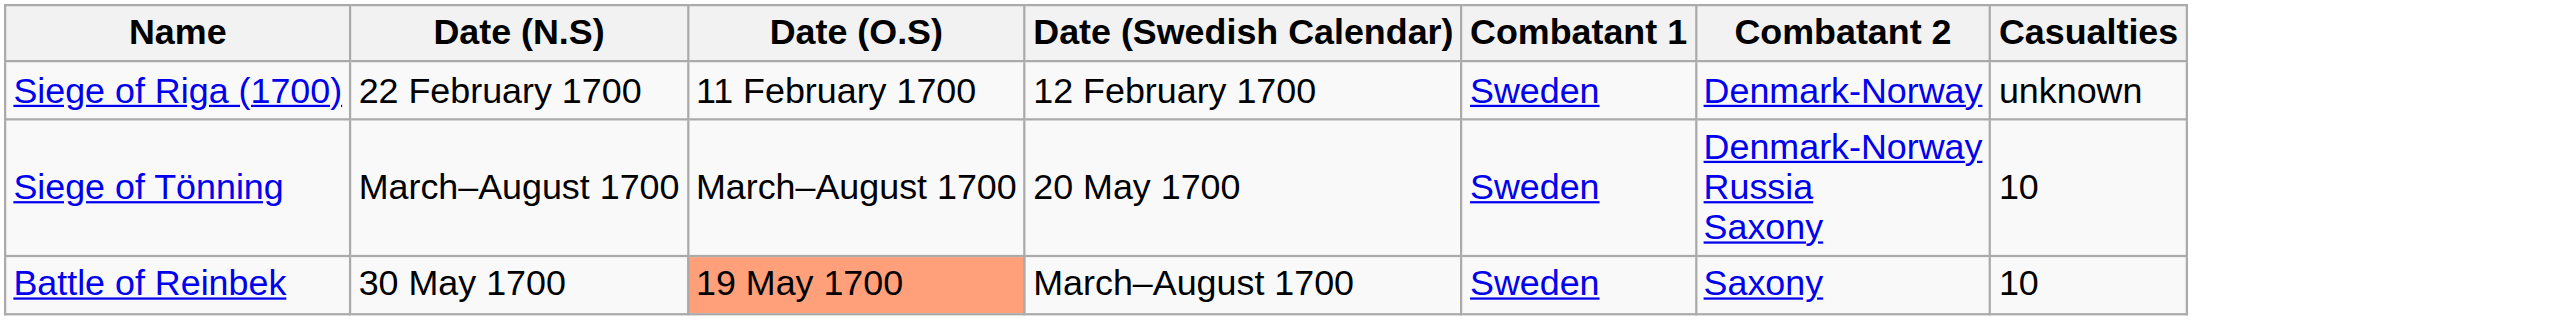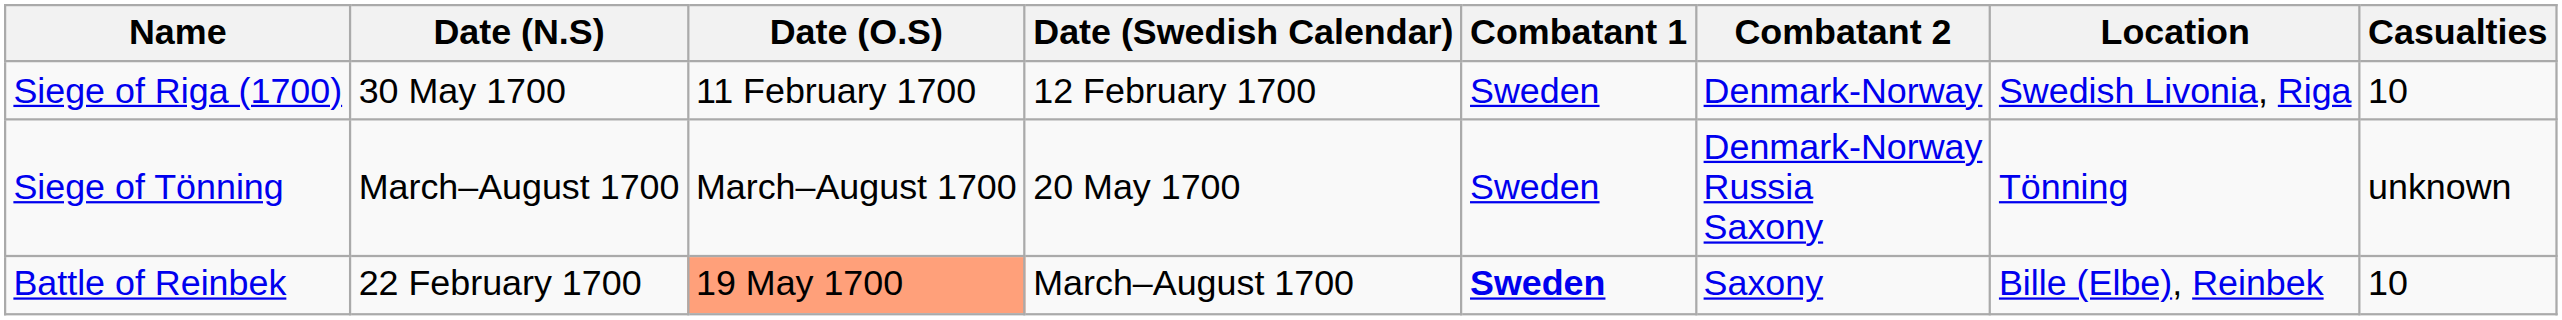+ column: (2175, 32)
(500, 89) 22 February 1700 -> (462, 89) 30 May 1700
(2071, 89) unknown -> (2388, 89) 10
(2019, 186) 10 -> (2440, 186) unknown
(462, 284) 30 May 1700 -> (500, 284) 22 February 1700
(1535, 284) normal -> (1538, 284) bold
